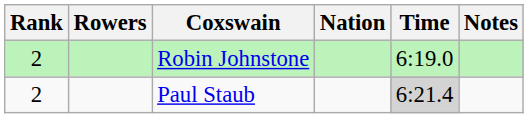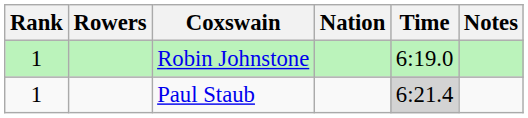(36, 58) 2 -> (36, 58) 1
(36, 94) 2 -> (36, 94) 1
